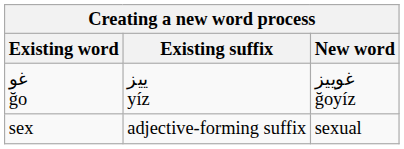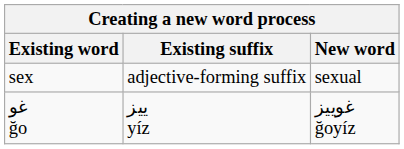rows swapped: (18, 88) <-> (21, 128)
